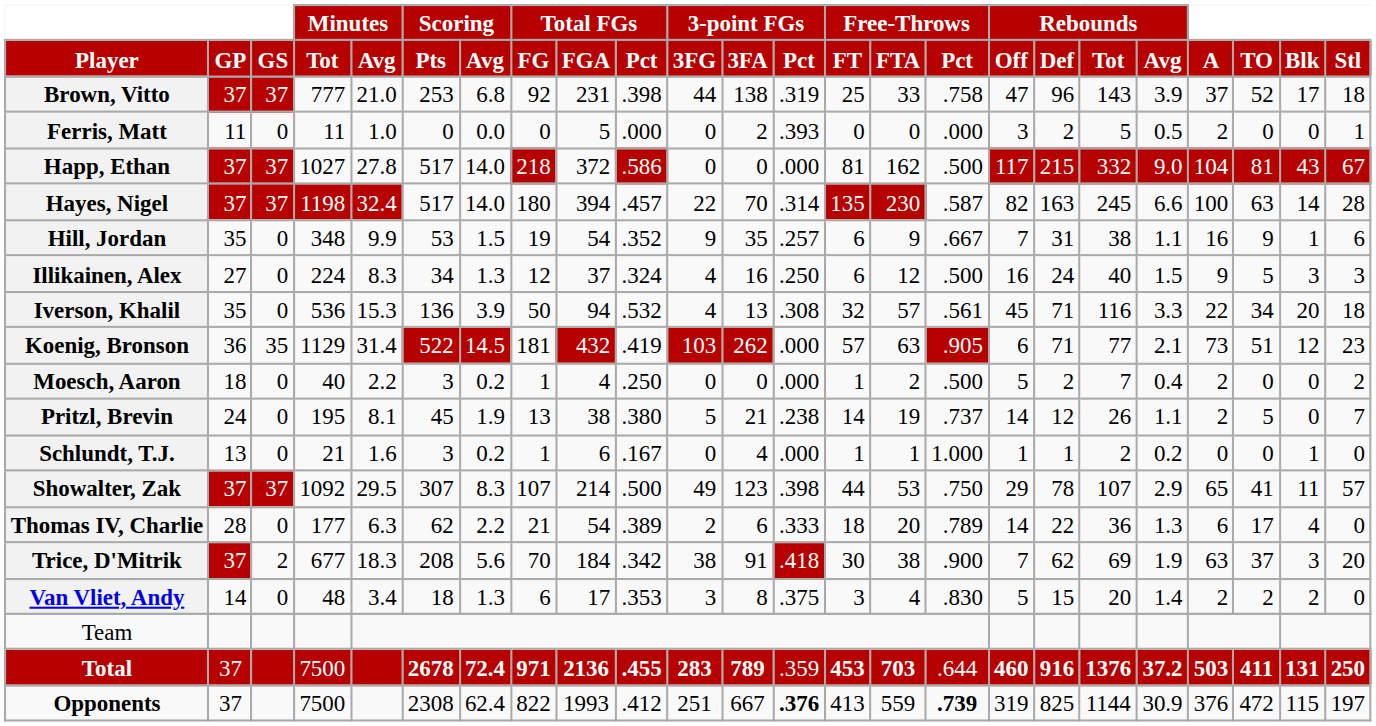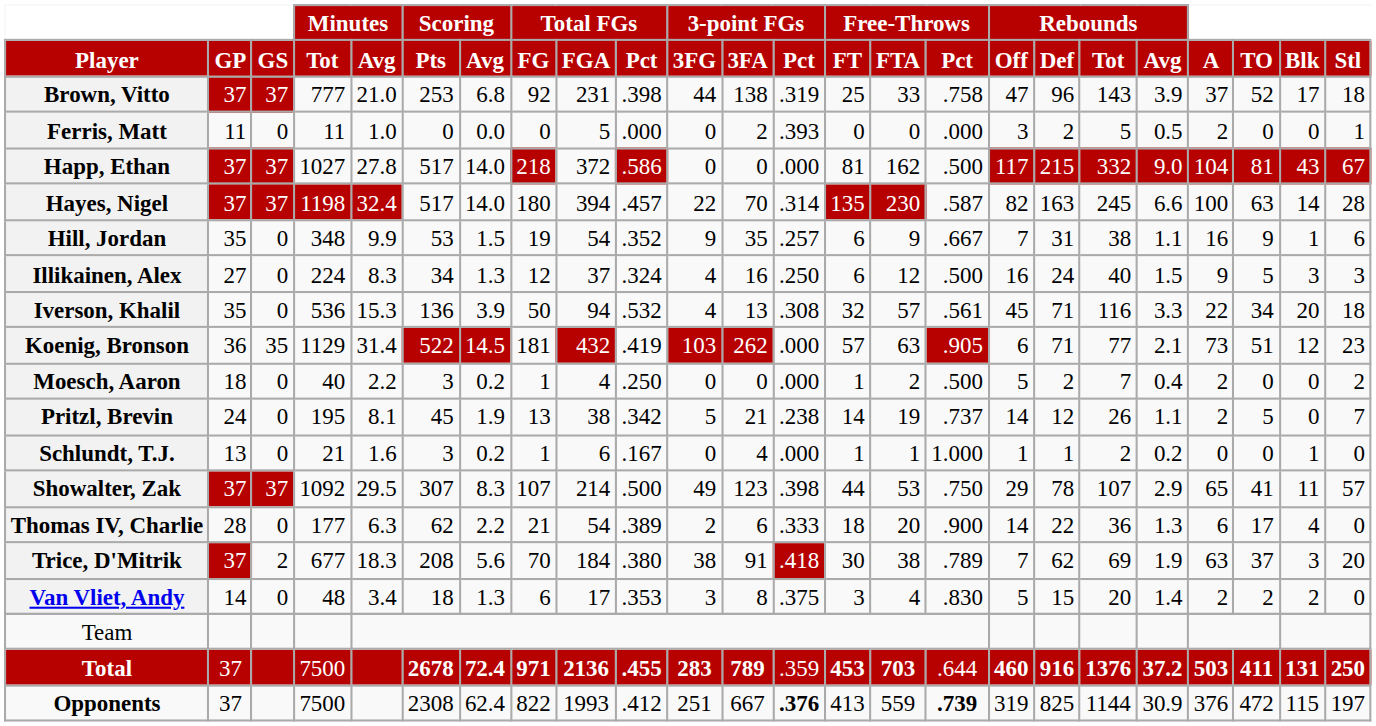(642, 417) .380 -> (642, 417) .342
(963, 524) .789 -> (963, 524) .900
(642, 560) .342 -> (642, 560) .380
(963, 560) .900 -> (963, 560) .789
